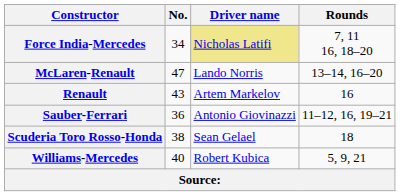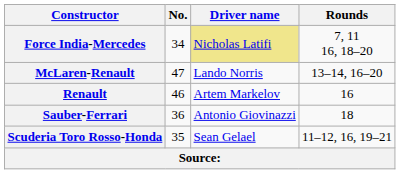(178, 93) 43 -> (178, 93) 46
(347, 115) 11–12, 16, 19–21 -> (347, 115) 18
(178, 136) 38 -> (178, 136) 35
(347, 136) 18 -> (347, 136) 11–12, 16, 19–21
- row: (85, 157)
